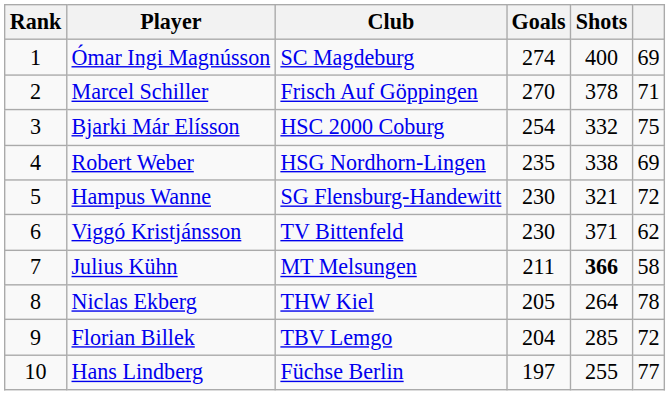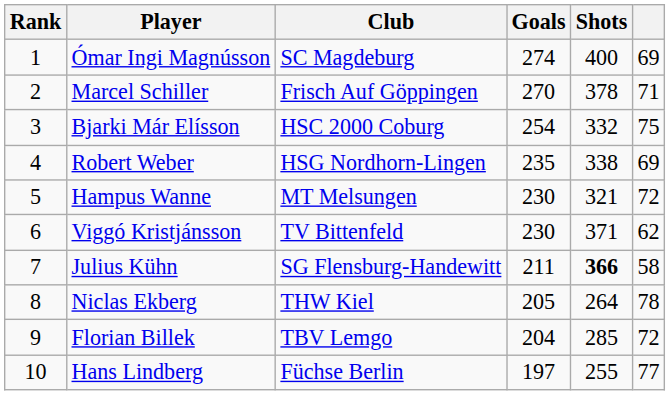(391, 197) SG Flensburg-Handewitt -> (349, 197) MT Melsungen
(349, 267) MT Melsungen -> (391, 267) SG Flensburg-Handewitt
